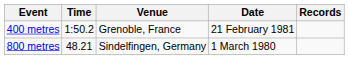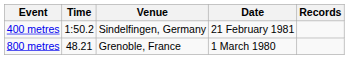(140, 29) Grenoble, France -> (152, 29) Sindelfingen, Germany
(152, 46) Sindelfingen, Germany -> (140, 46) Grenoble, France
